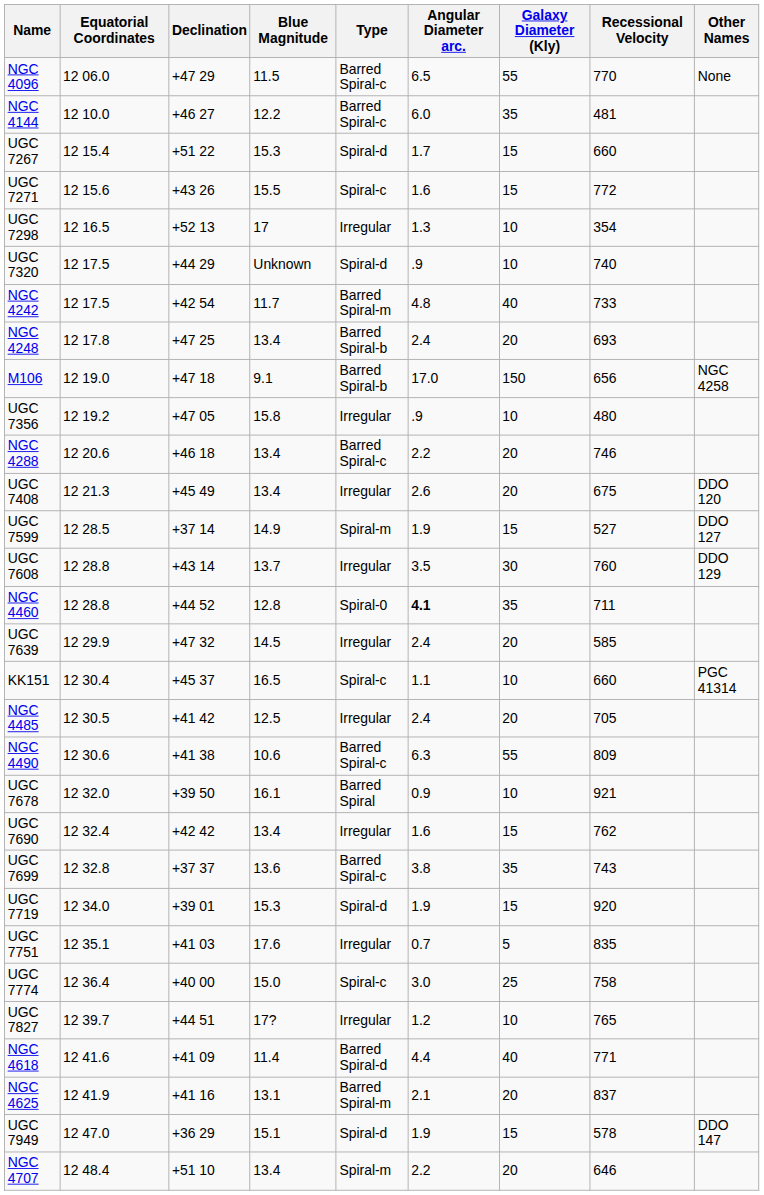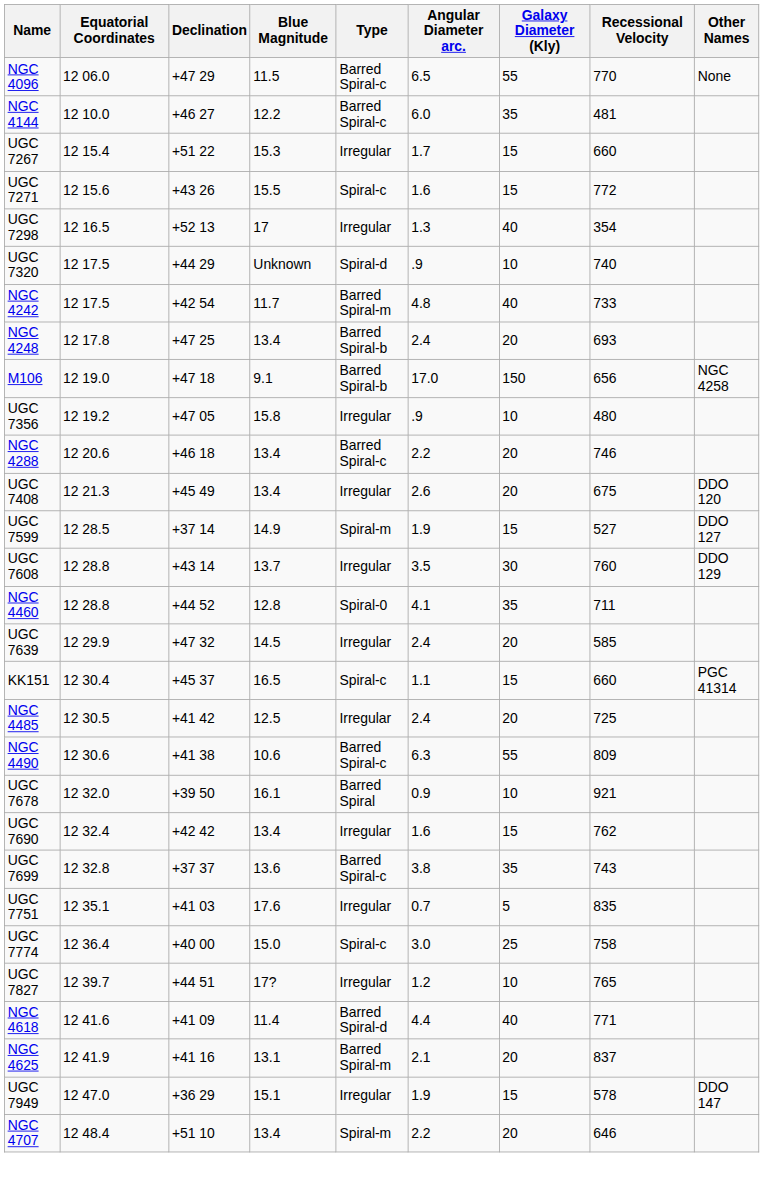(363, 152) Spiral-d -> (365, 152) Irregular
(510, 227) 10 -> (510, 227) 40
(421, 605) bold -> (421, 605) normal
(510, 680) 10 -> (510, 680) 15
(605, 718) 705 -> (605, 718) 725
- row: (23, 906)
(363, 1133) Spiral-d -> (365, 1095) Irregular
